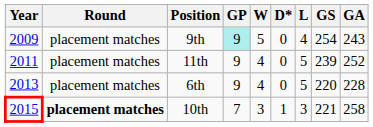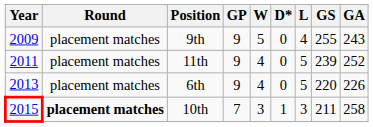(237, 38) paleturquoise background -> (237, 38) no background
(326, 38) 254 -> (326, 38) 255
(354, 84) 228 -> (354, 84) 226
(326, 109) 221 -> (326, 109) 211
